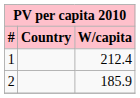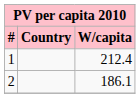(116, 81) 185.9 -> (116, 81) 186.1
